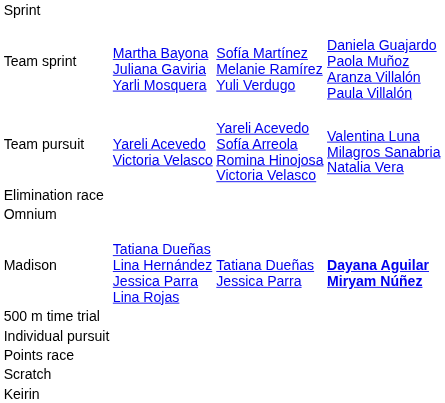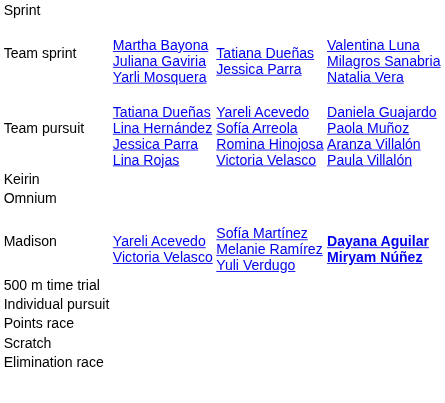(269, 69) Sofía Martínez Melanie Ramírez Yuli Verdugo -> (265, 61) Tatiana Dueñas Jessica Parra
(382, 69) Daniela Guajardo Paola Muñoz Aranza Villalón Paula Villalón -> (384, 61) Valentina Luna Milagros Sanabria Natalia Vera
(163, 152) Yareli Acevedo Victoria Velasco -> (163, 136) Tatiana Dueñas Lina Hernández Jessica Parra Lina Rojas
(384, 152) Valentina Luna Milagros Sanabria Natalia Vera -> (382, 136) Daniela Guajardo Paola Muñoz Aranza Villalón Paula Villalón
rows swapped: (22, 394) <-> (54, 195)
(163, 273) Tatiana Dueñas Lina Hernández Jessica Parra Lina Rojas -> (163, 249) Yareli Acevedo Victoria Velasco
(265, 273) Tatiana Dueñas Jessica Parra -> (269, 249) Sofía Martínez Melanie Ramírez Yuli Verdugo
